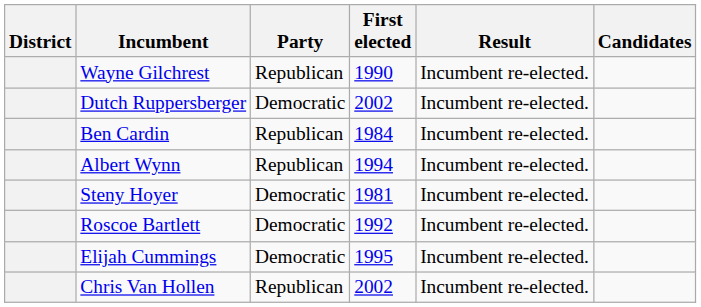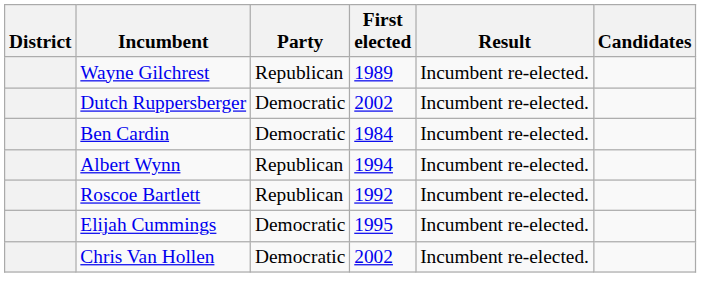(374, 72) 1990 -> (374, 72) 1989
(299, 133) Republican -> (300, 133) Democratic
- row: (129, 195)
(300, 225) Democratic -> (299, 195) Republican
(299, 287) Republican -> (300, 256) Democratic
